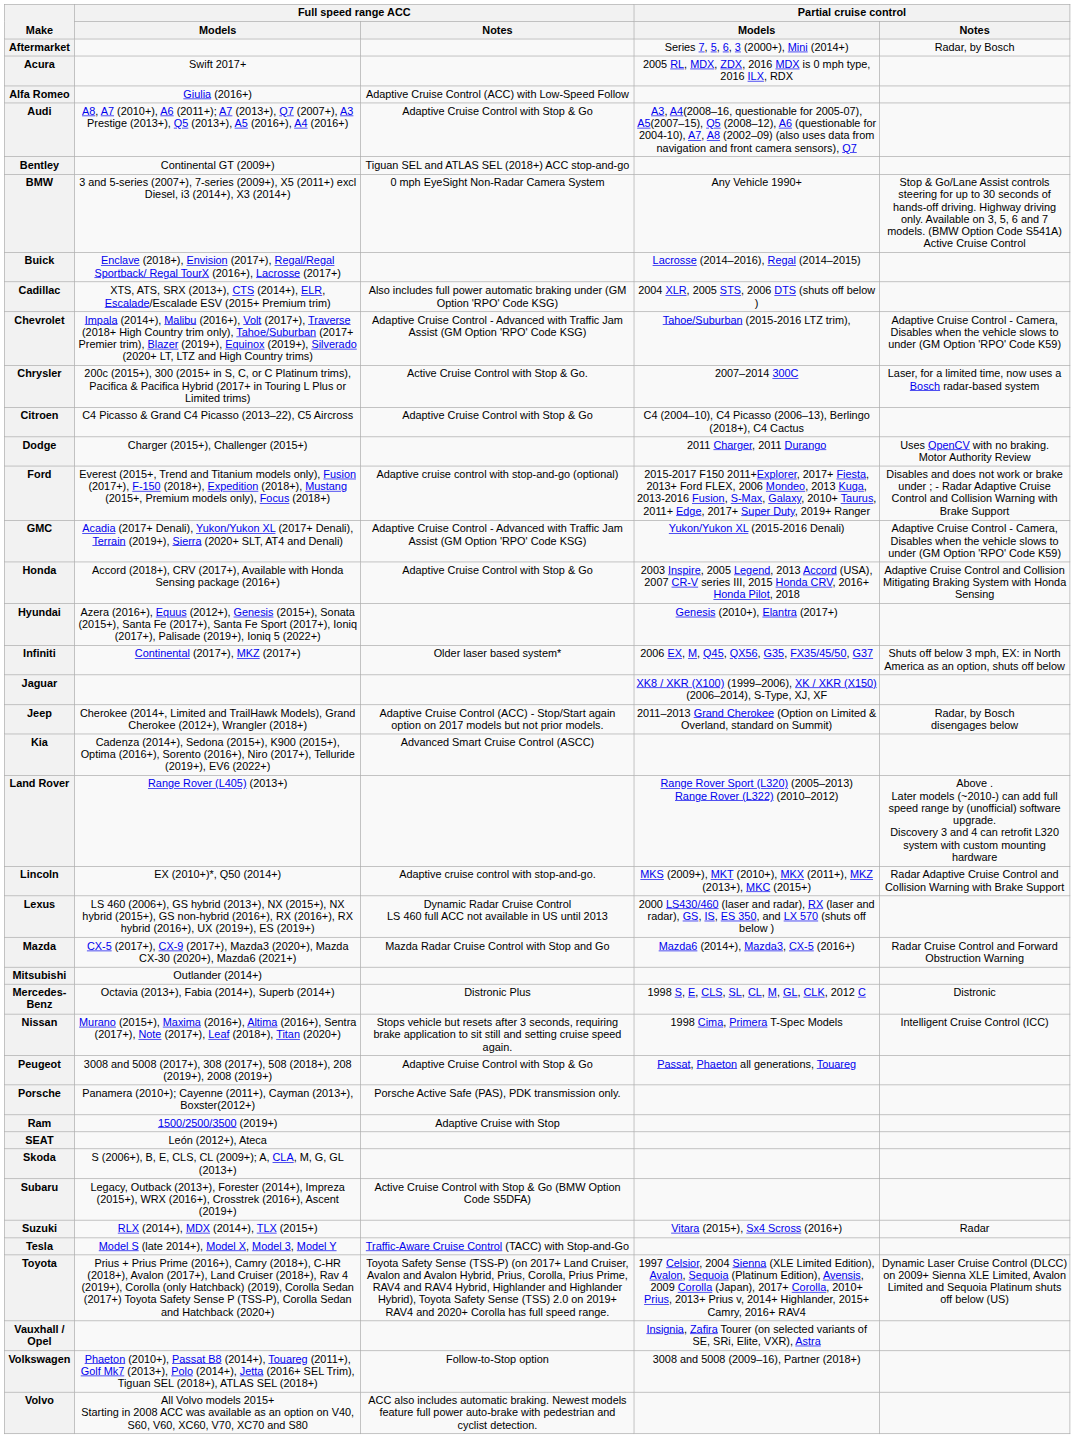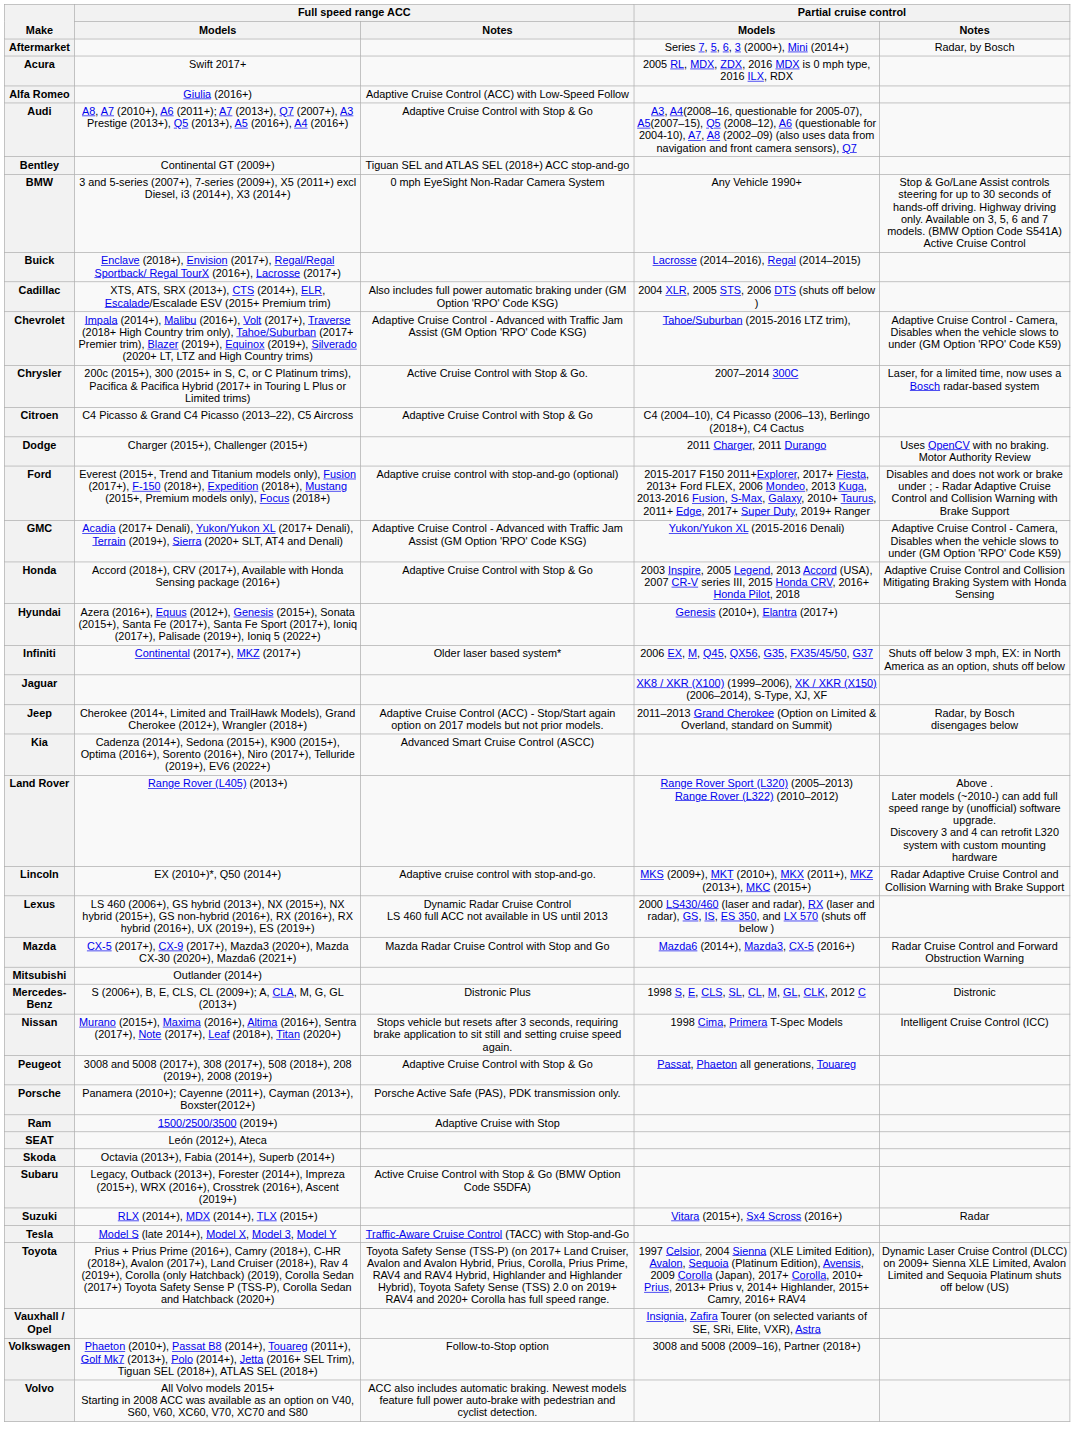(218, 993) Octavia (2013+), Fabia (2014+), Superb (2014+) -> (218, 999) S (2006+), B, E, CLS, CL (2009+); A, CLA, M, G, GL (2013+)
(218, 1163) S (2006+), B, E, CLS, CL (2009+); A, CLA, M, G, GL (2013+) -> (218, 1157) Octavia (2013+), Fabia (2014+), Superb (2014+)
